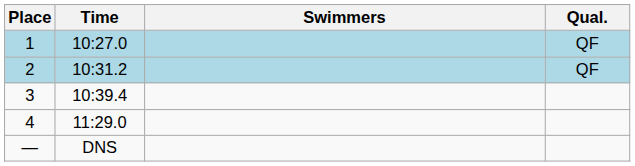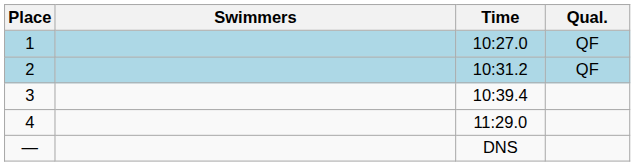columns swapped: (345, 17) <-> (100, 17)
